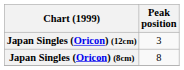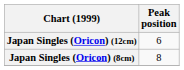(159, 40) 3 -> (159, 40) 6
